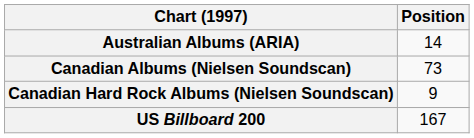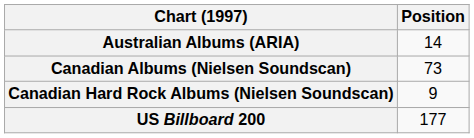(433, 119) 167 -> (433, 119) 177
